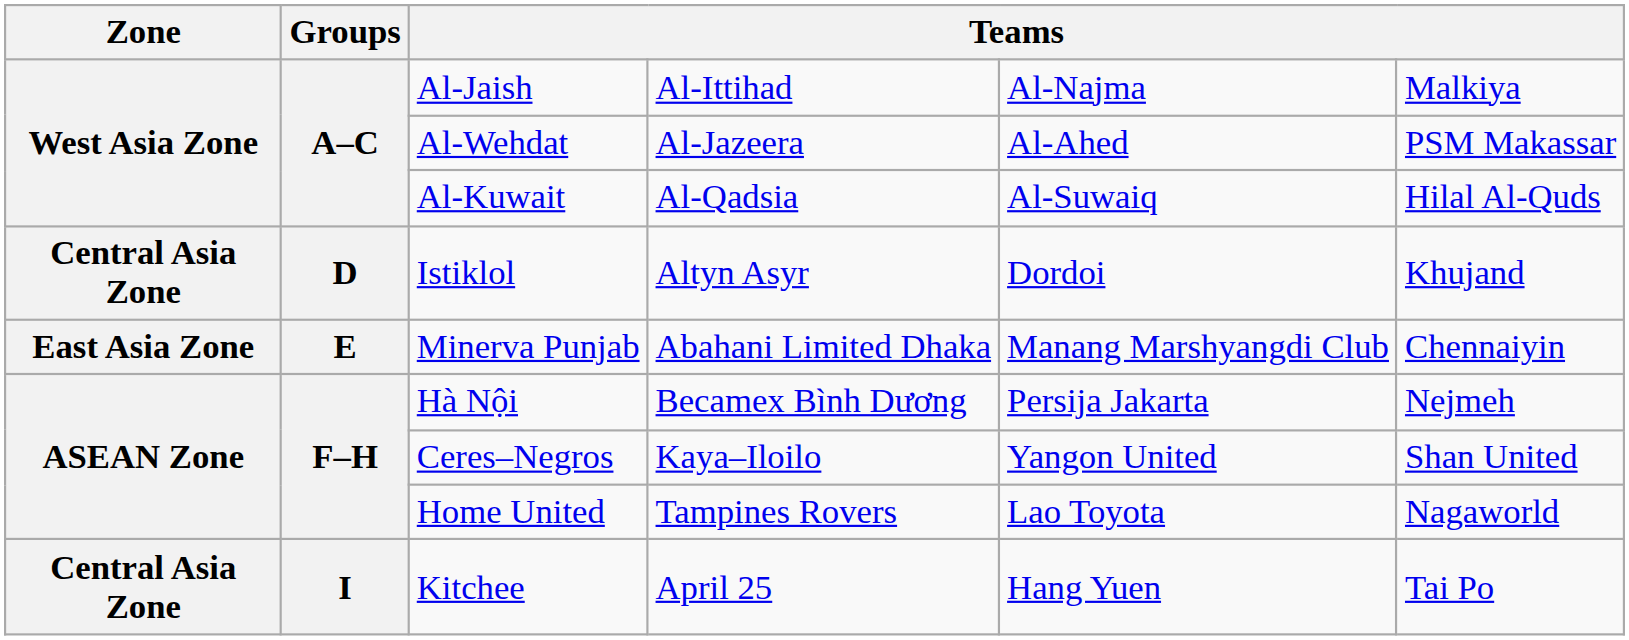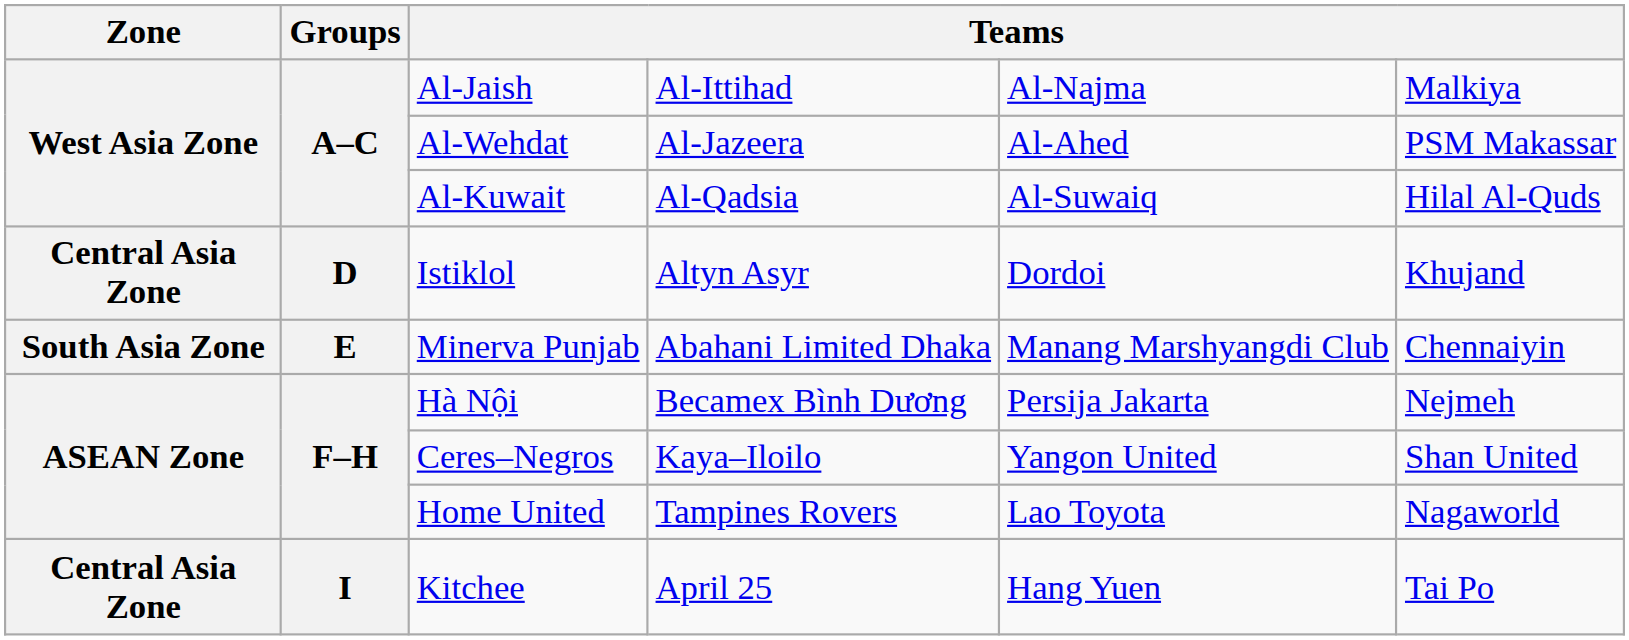(143, 346) East Asia Zone -> (143, 346) South Asia Zone
